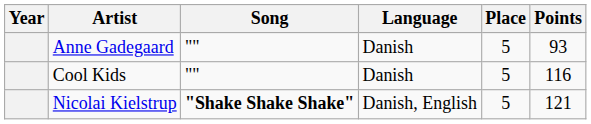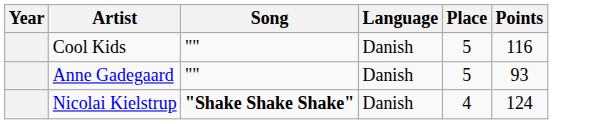rows swapped: (113, 47) <-> (89, 75)
(420, 103) Danish, English -> (388, 103) Danish
(506, 103) 5 -> (467, 103) 4
(558, 103) 121 -> (519, 103) 124
